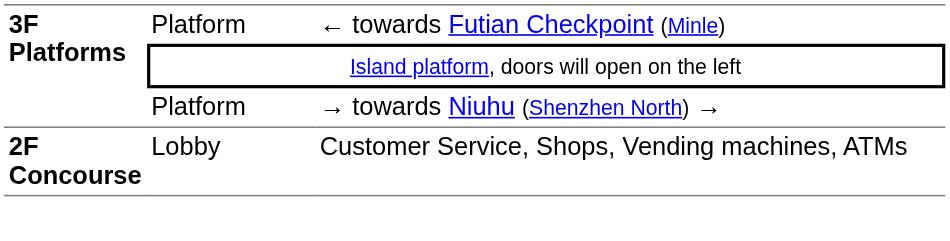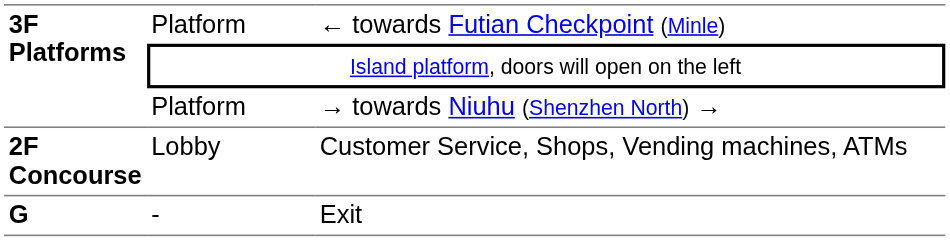+ row: (155, 215)
